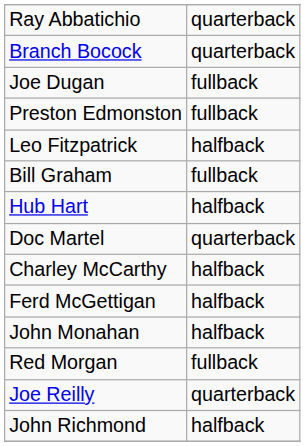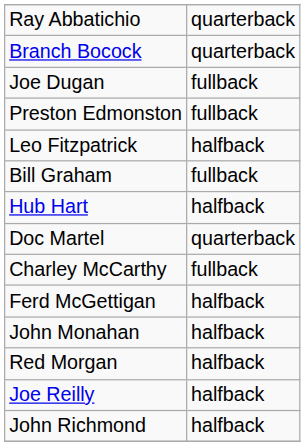(228, 269) halfback -> (224, 269) fullback
(224, 363) fullback -> (228, 363) halfback
(243, 394) quarterback -> (228, 394) halfback
